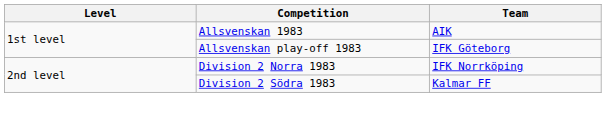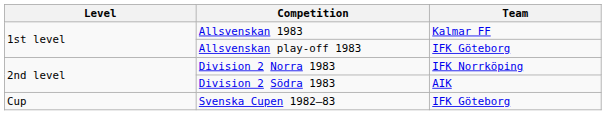(442, 31) AIK -> (461, 31) Kalmar FF
(461, 84) Kalmar FF -> (442, 84) AIK
+ row: (267, 101)
